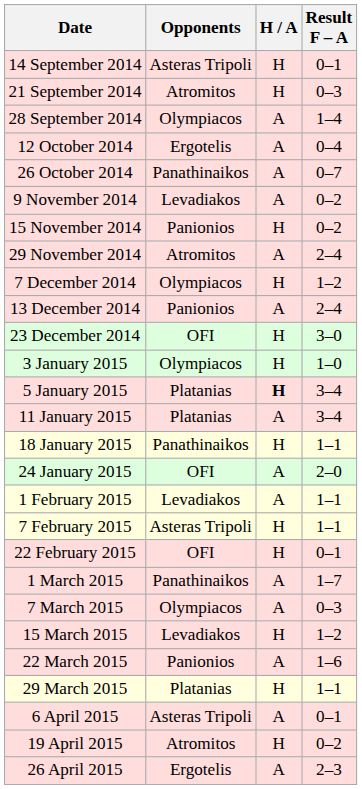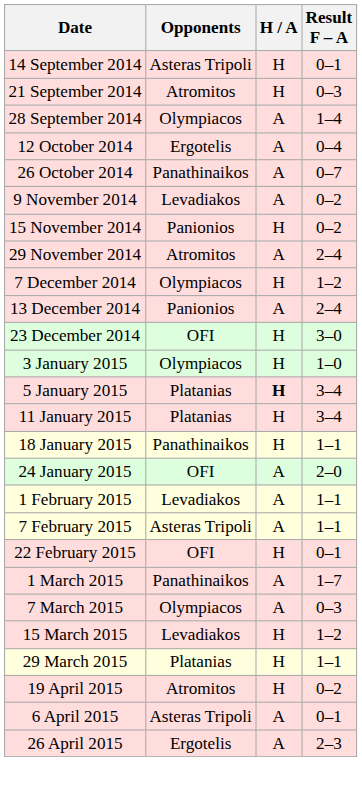(279, 417) A -> (279, 417) H
(279, 526) H -> (279, 526) A
- row: (75, 661)
rows swapped: (75, 716) <-> (75, 743)
